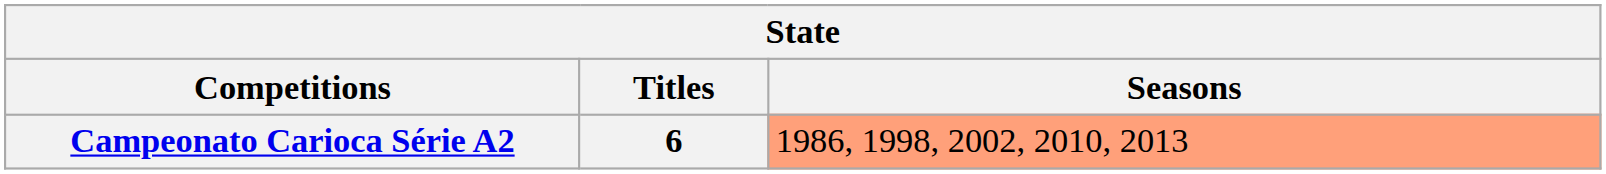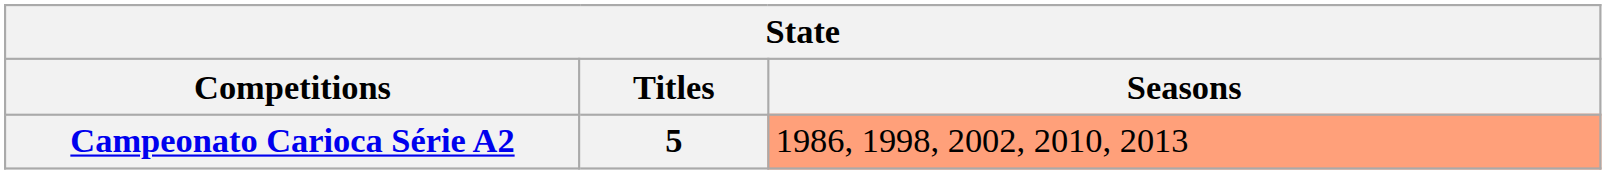(674, 140) 6 -> (674, 140) 5
